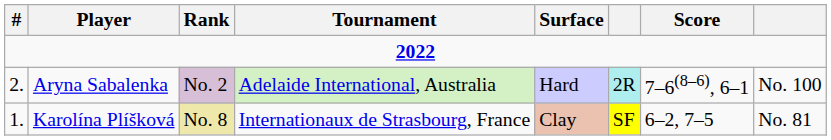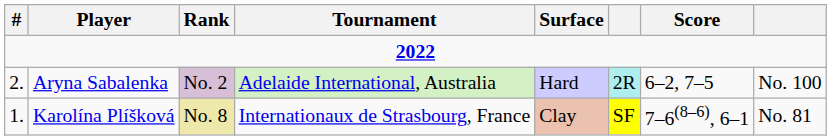(697, 85) 7–6(8–6), 6–1 -> (679, 82) 6–2, 7–5
(679, 119) 6–2, 7–5 -> (697, 116) 7–6(8–6), 6–1
